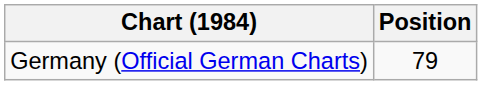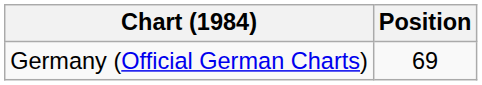(425, 60) 79 -> (425, 60) 69
